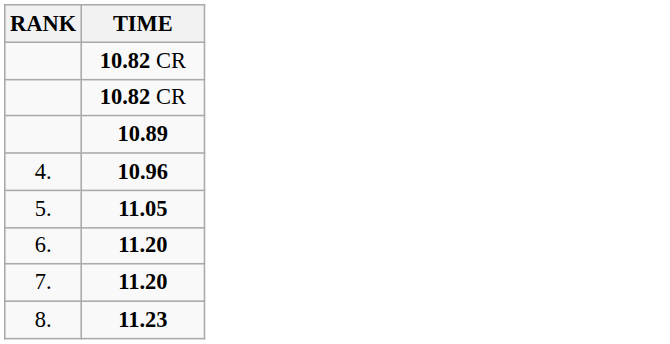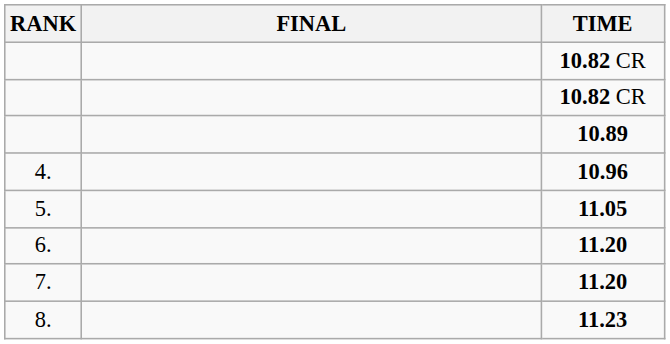+ column: (311, 23)
